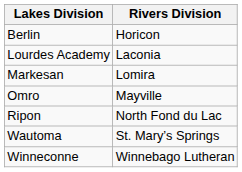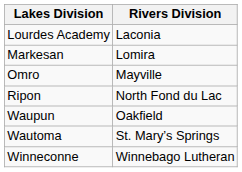- row: (24, 34)
+ row: (31, 116)
